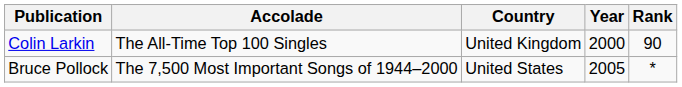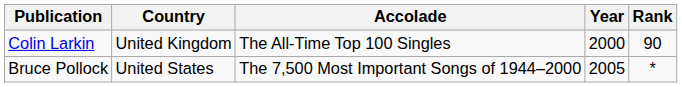columns swapped: (523, 17) <-> (287, 17)
